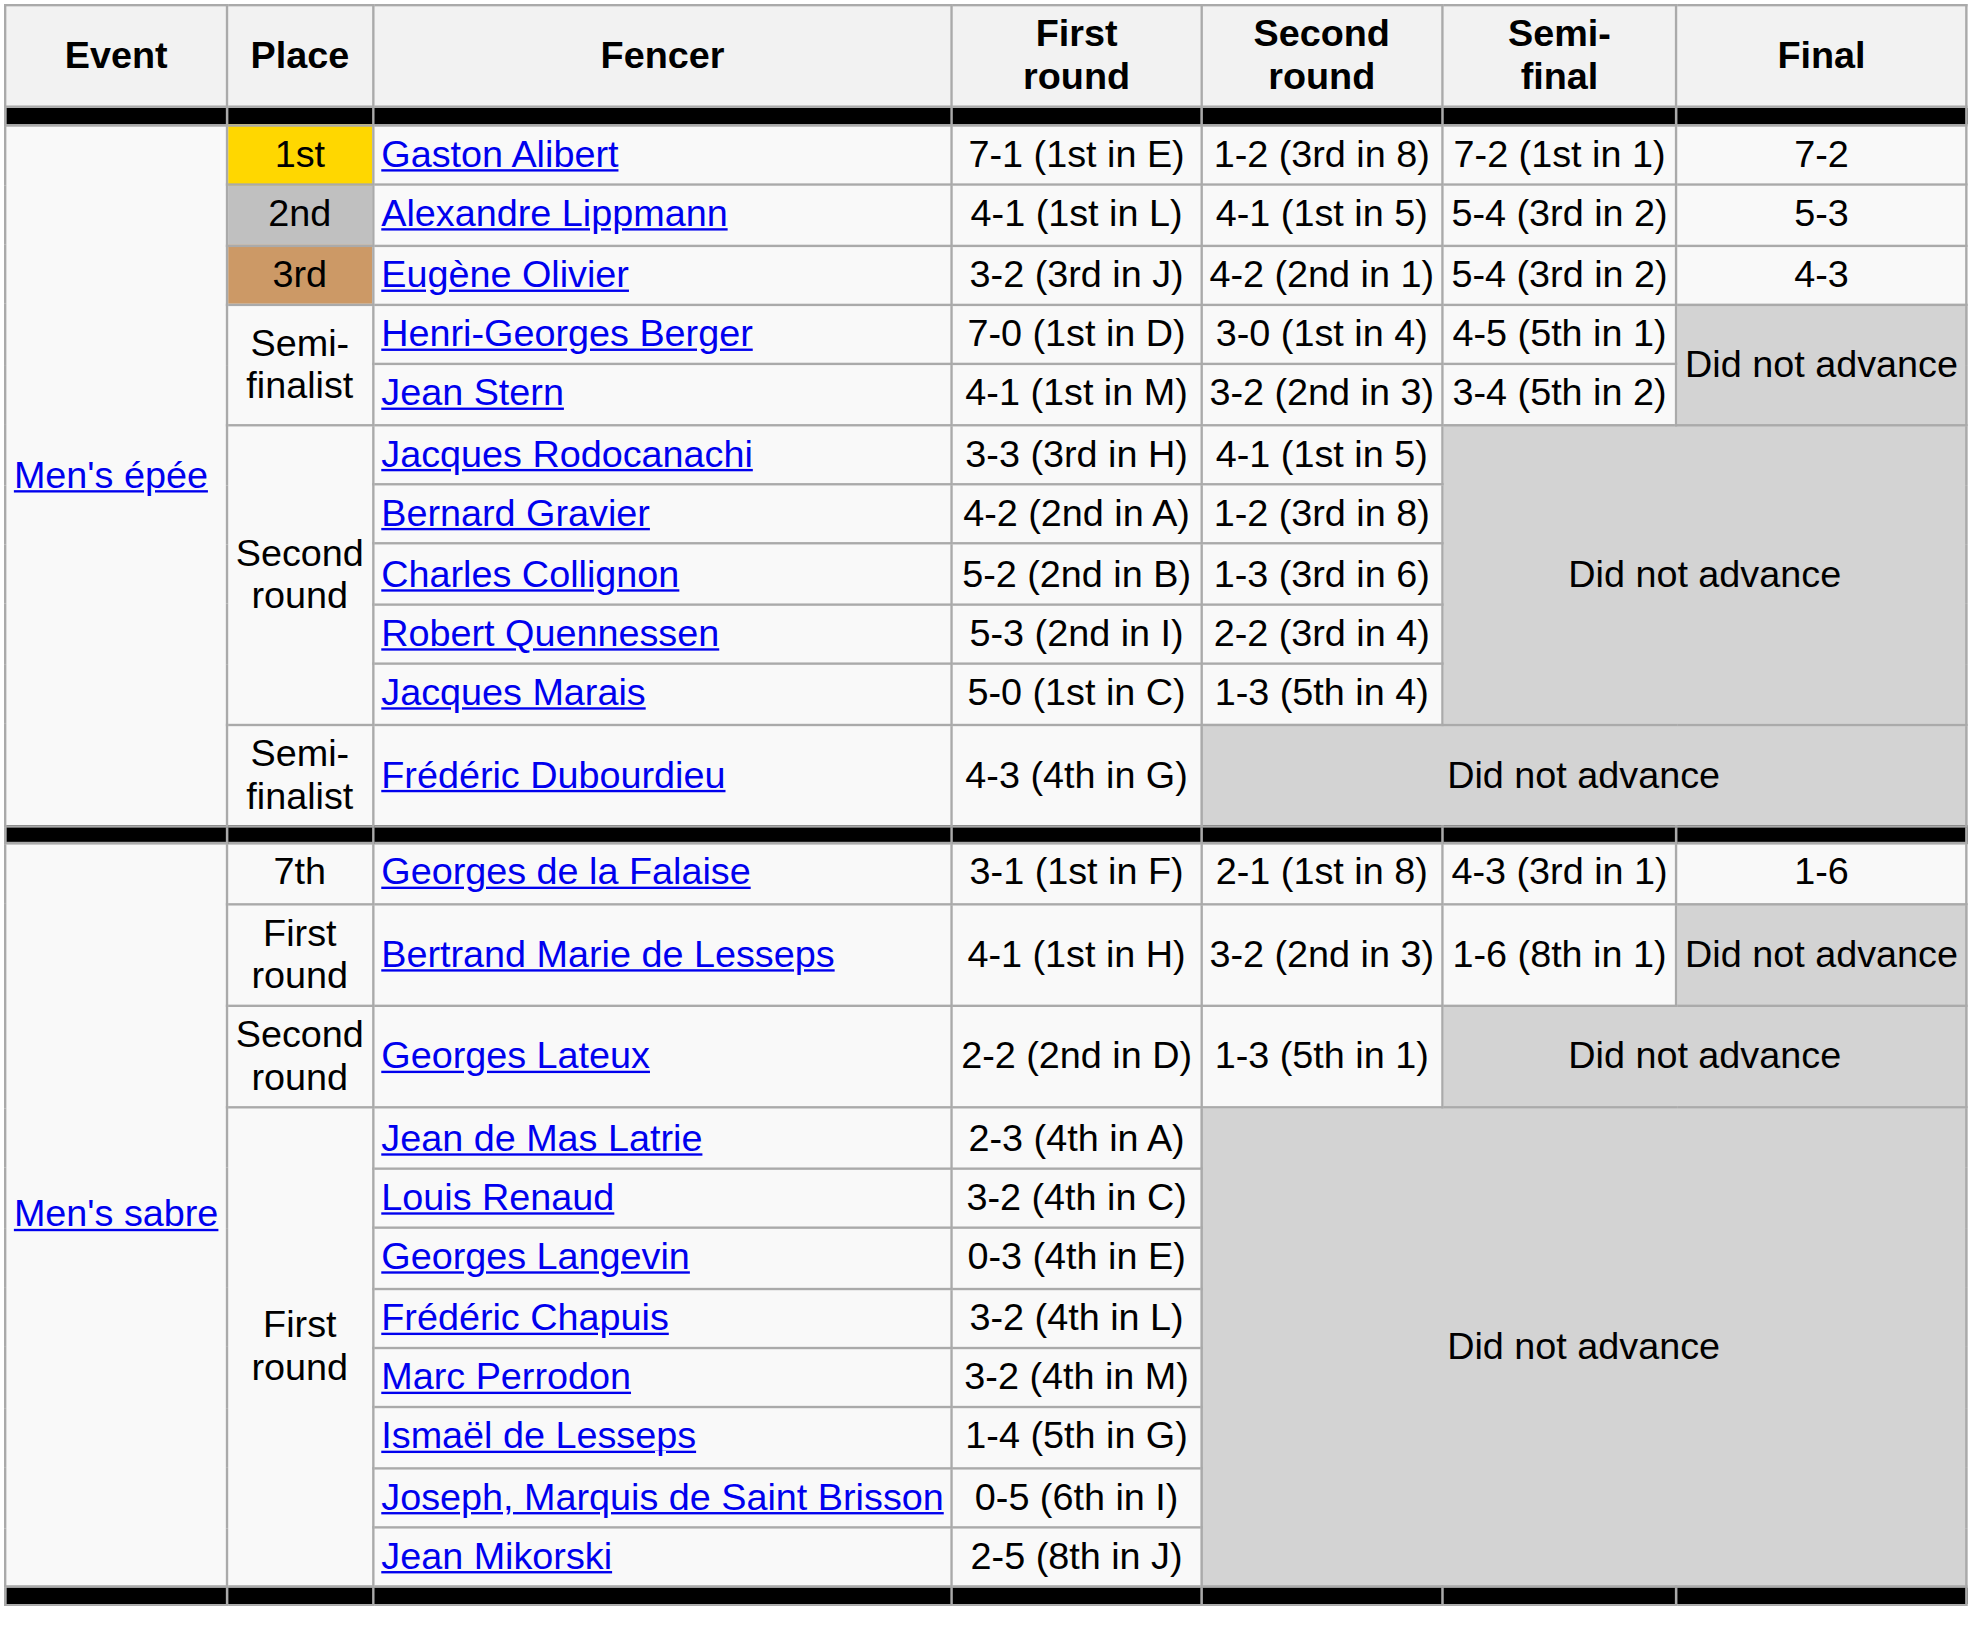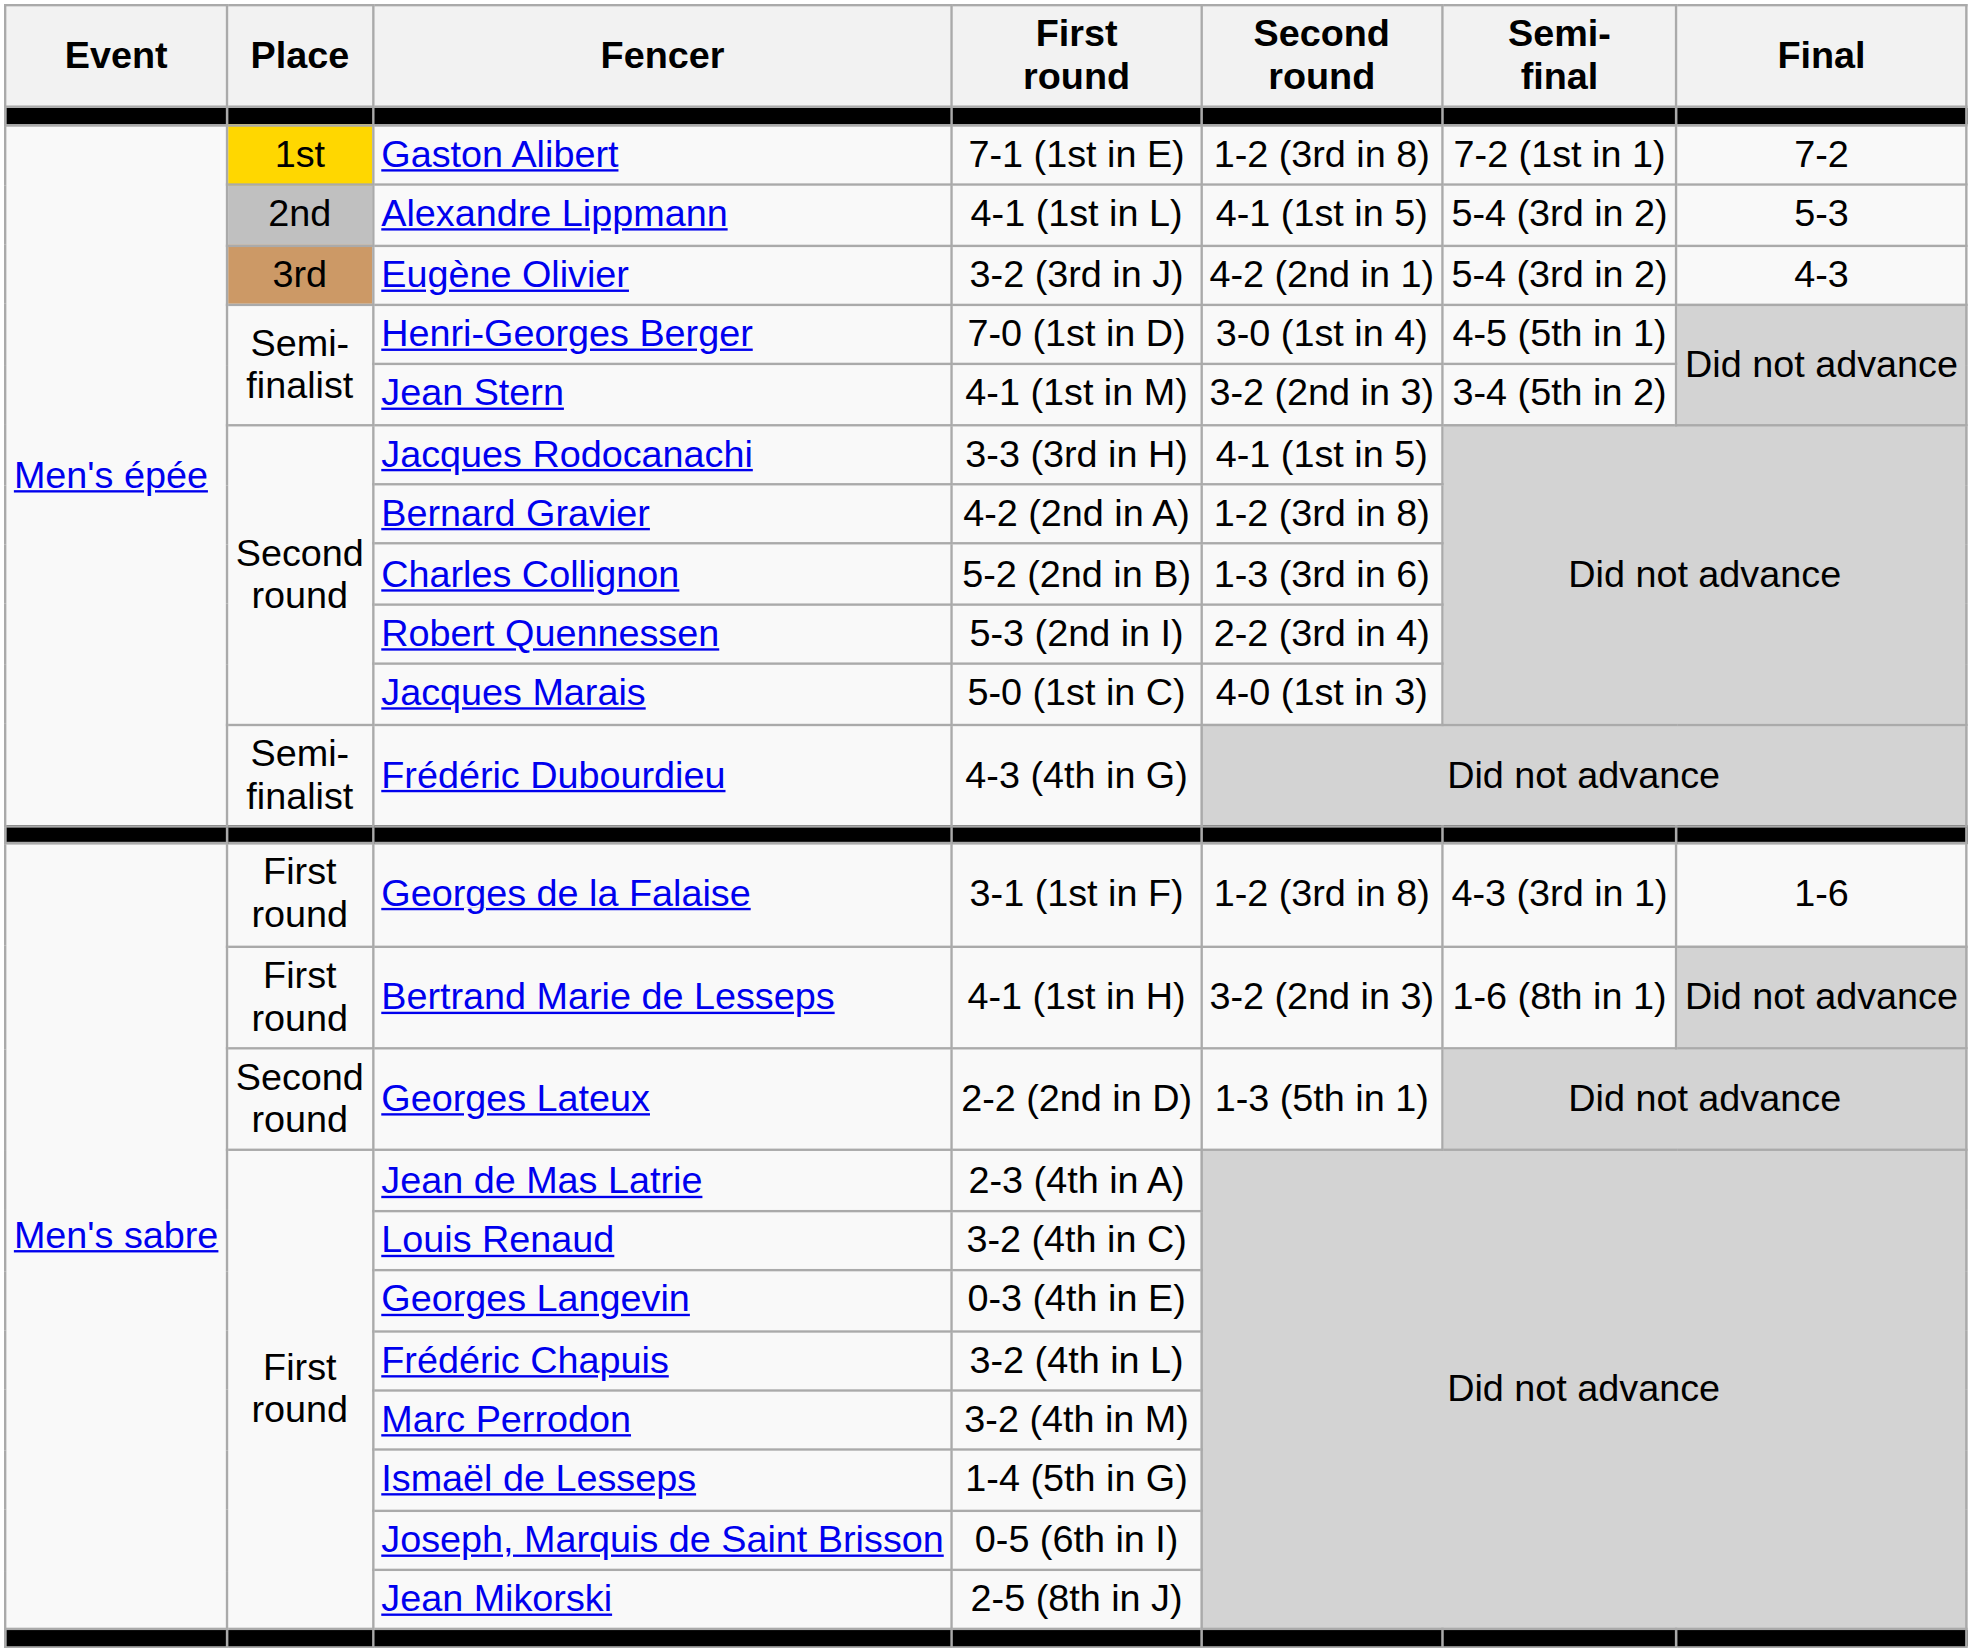(1322, 693) 1-3 (5th in 4) -> (1322, 693) 4-0 (1st in 3)
(300, 872) 7th -> (300, 894) First round
(1322, 872) 2-1 (1st in 8) -> (1322, 894) 1-2 (3rd in 8)
